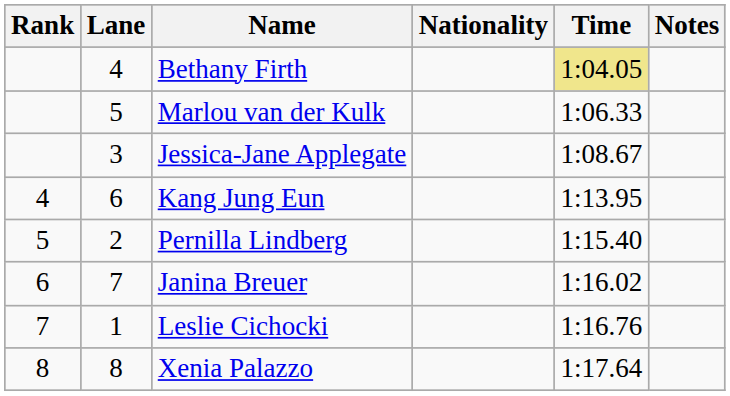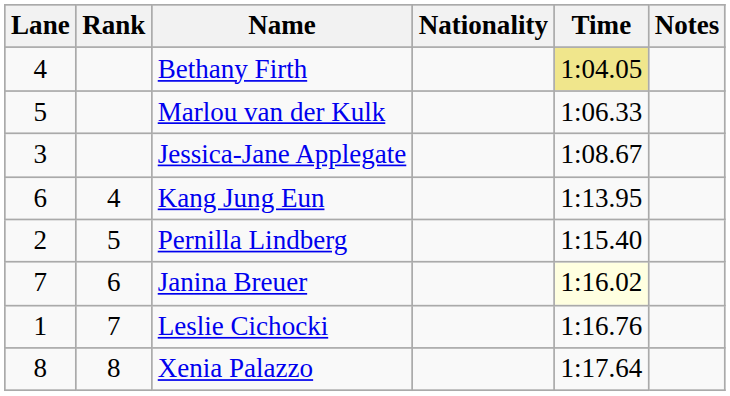columns swapped: (43, 25) <-> (116, 25)
(601, 283) no background -> (601, 283) lightyellow background
